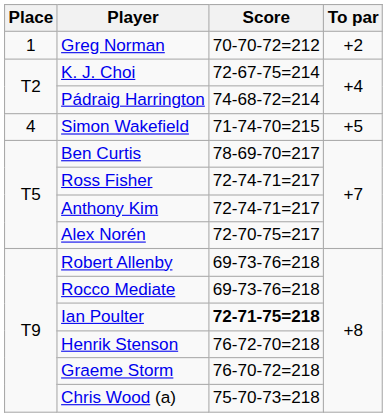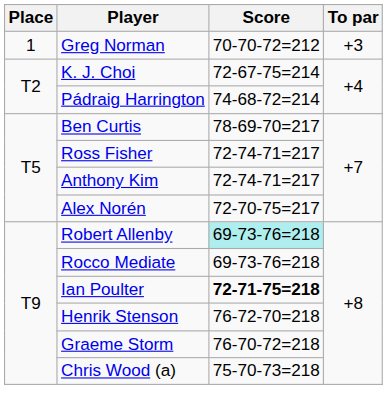(353, 45) +2 -> (353, 45) +3
- row: (125, 126)
(266, 262) no background -> (266, 235) paleturquoise background
